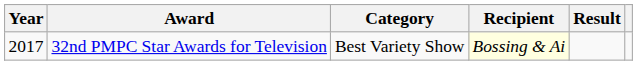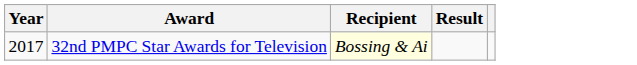- column: (400, 18)
